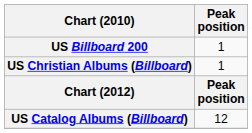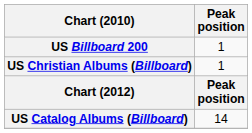(221, 118) 12 -> (221, 118) 14
